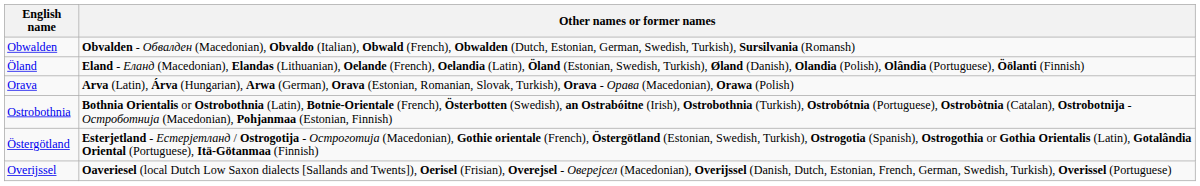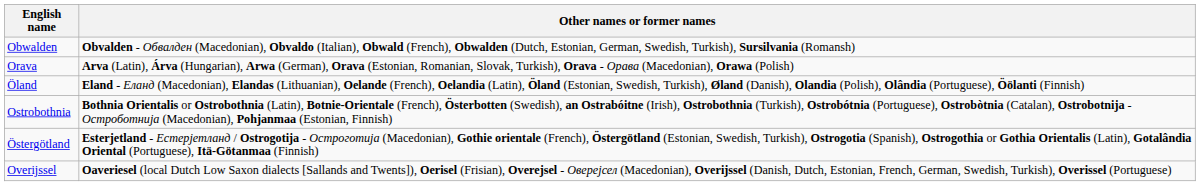rows swapped: (22, 66) <-> (22, 85)
